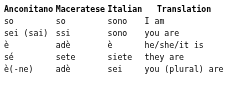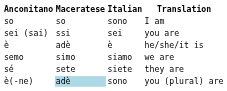(117, 34) sono -> (115, 34) sei
+ row: (14, 57)
(63, 69) no background -> (63, 81) lightblue background
(115, 69) sei -> (117, 81) sono
